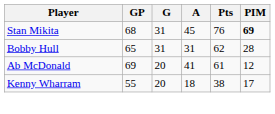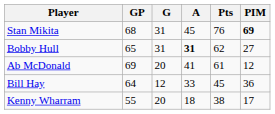(189, 48) normal -> (189, 48) bold
(248, 48) 28 -> (248, 48) 27
+ row: (26, 83)
